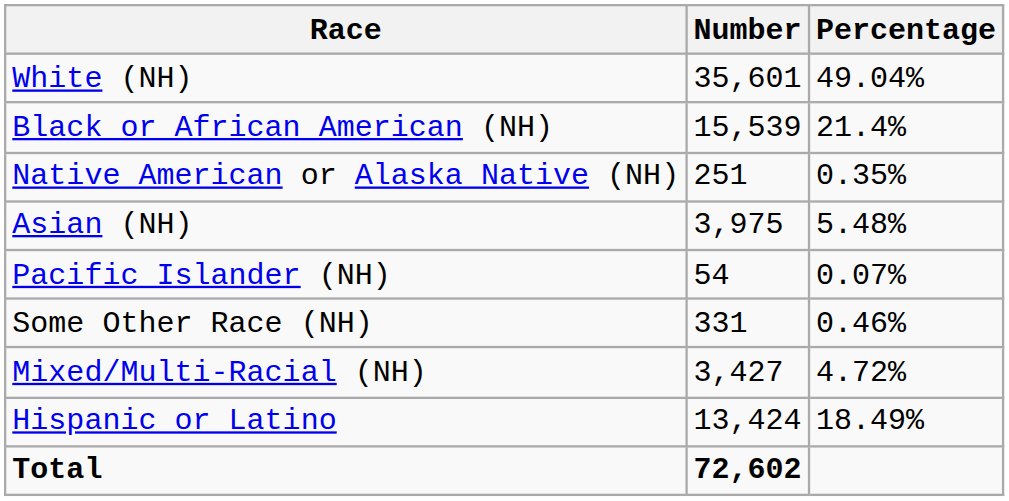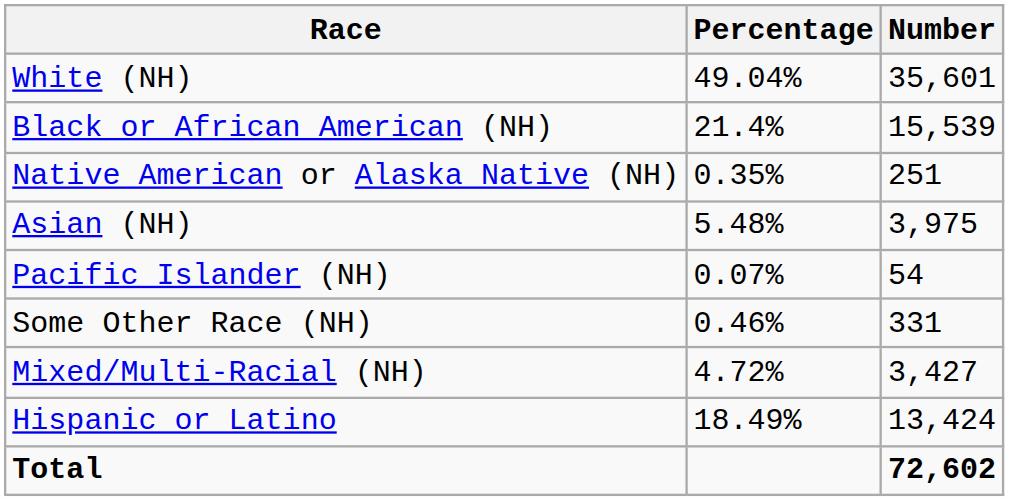columns swapped: (748, 30) <-> (906, 30)
